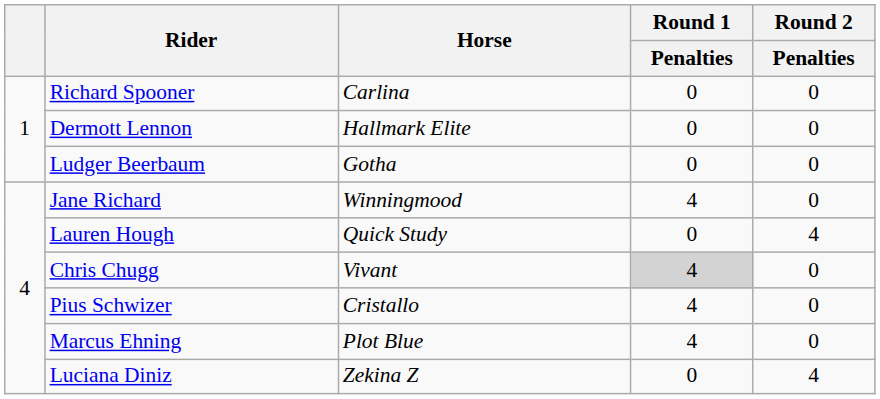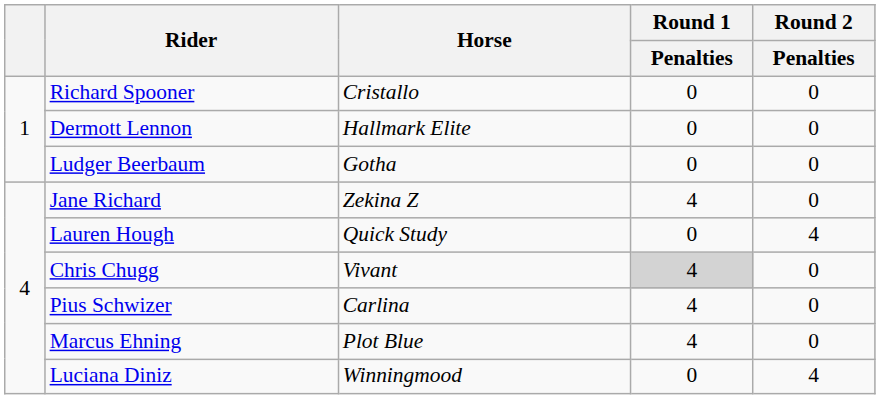(376, 93) Carlina -> (381, 93) Cristallo
(402, 199) Winningmood -> (381, 199) Zekina Z
(381, 305) Cristallo -> (376, 305) Carlina
(381, 376) Zekina Z -> (402, 376) Winningmood
